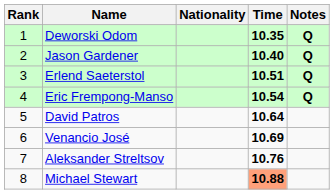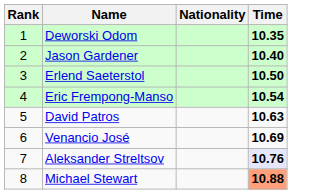- column: (308, 14)
(268, 76) 10.51 -> (268, 76) 10.50
(268, 117) 10.64 -> (268, 117) 10.63
(268, 158) no background -> (268, 158) lavender background
